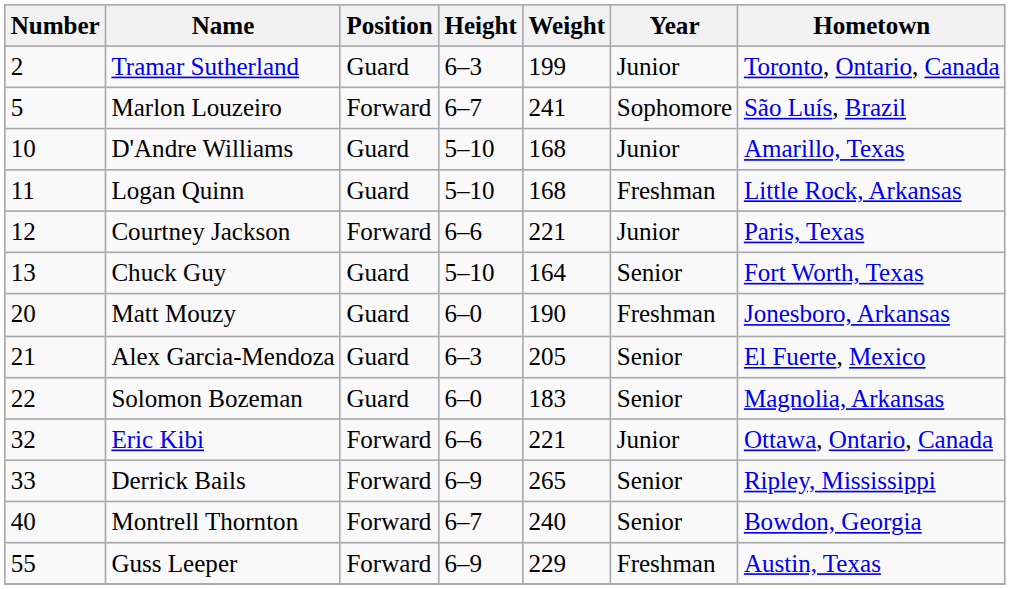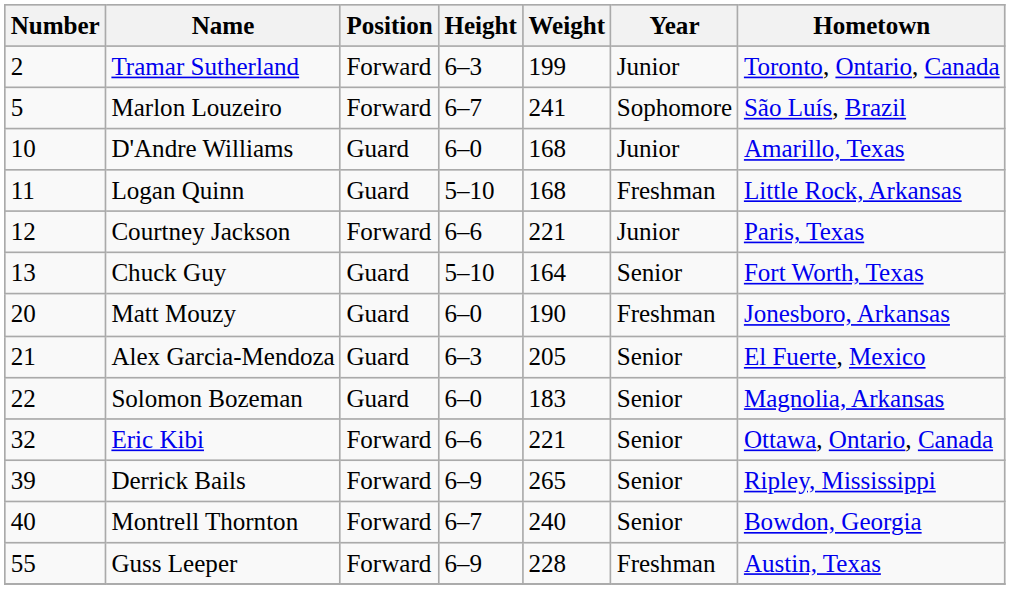(378, 66) Guard -> (389, 66) Forward
(469, 149) 5–10 -> (463, 149) 6–0
(648, 438) Junior -> (649, 438) Senior
(23, 480) 33 -> (23, 480) 39
(547, 562) 229 -> (547, 562) 228
